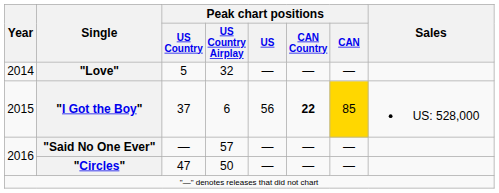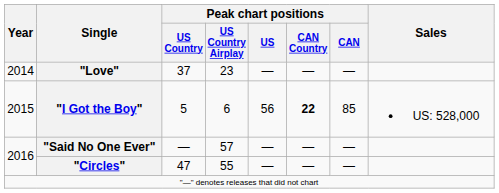(184, 71) 5 -> (184, 71) 37
(227, 71) 32 -> (227, 71) 23
(184, 109) 37 -> (184, 109) 5
(349, 109) gold background -> (349, 109) no background
(227, 166) 50 -> (227, 166) 55
